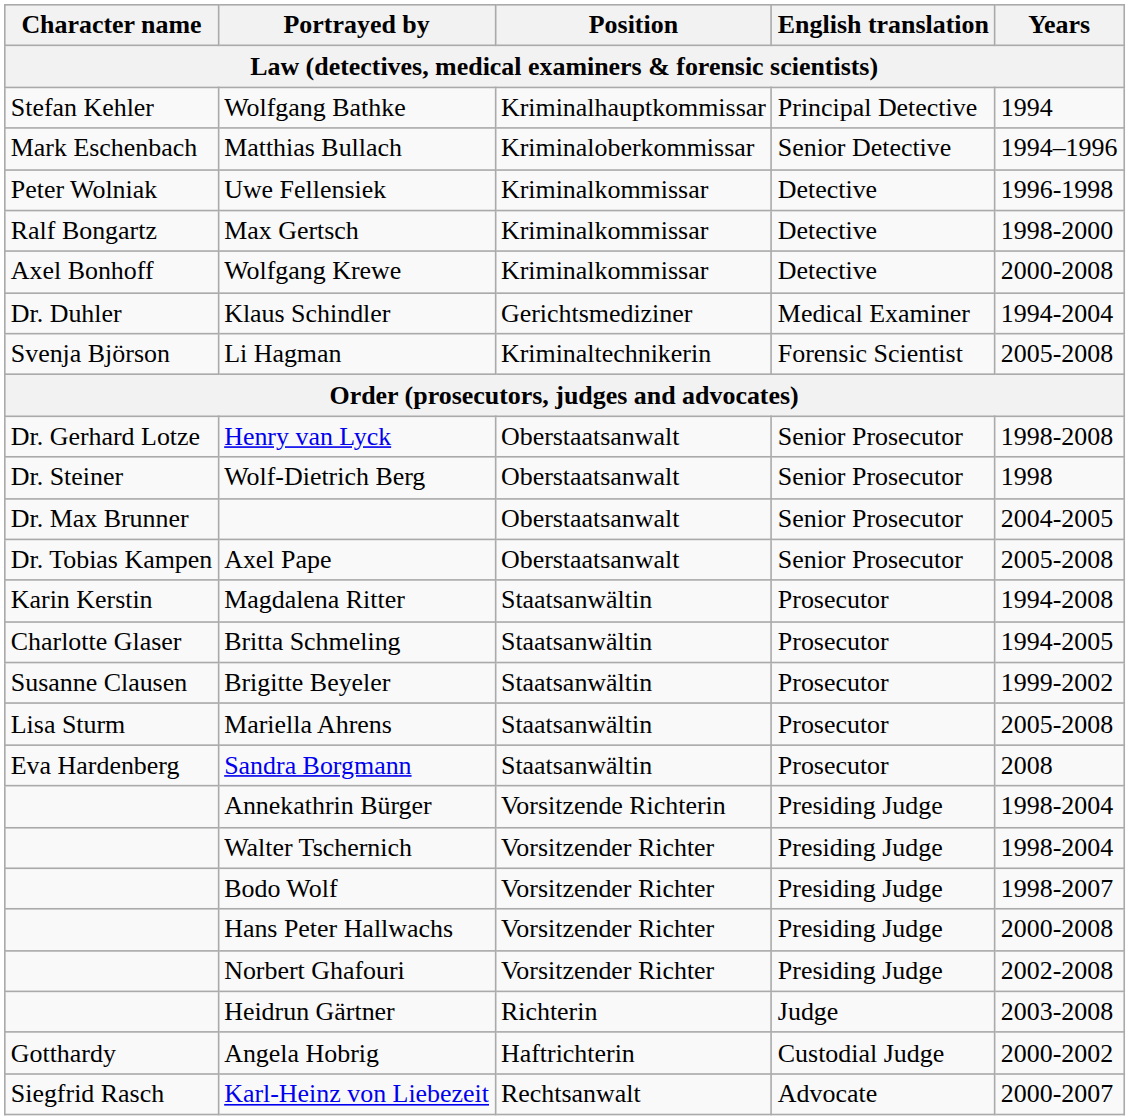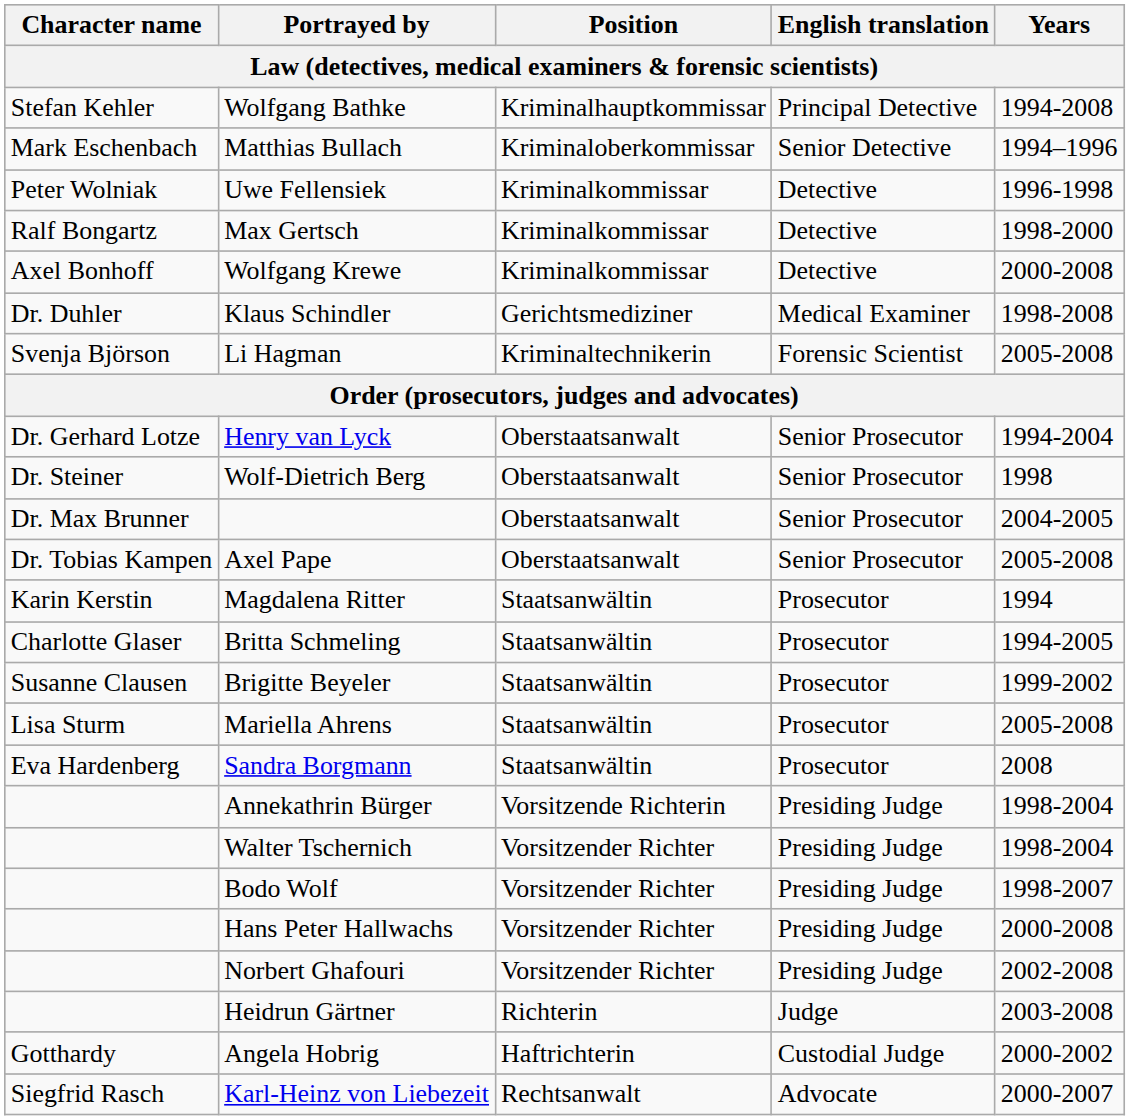(1027, 107) 1994 -> (1057, 107) 1994-2008
(1057, 312) 1994-2004 -> (1057, 312) 1998-2008
(1057, 436) 1998-2008 -> (1057, 436) 1994-2004
(1057, 600) 1994-2008 -> (1027, 600) 1994
